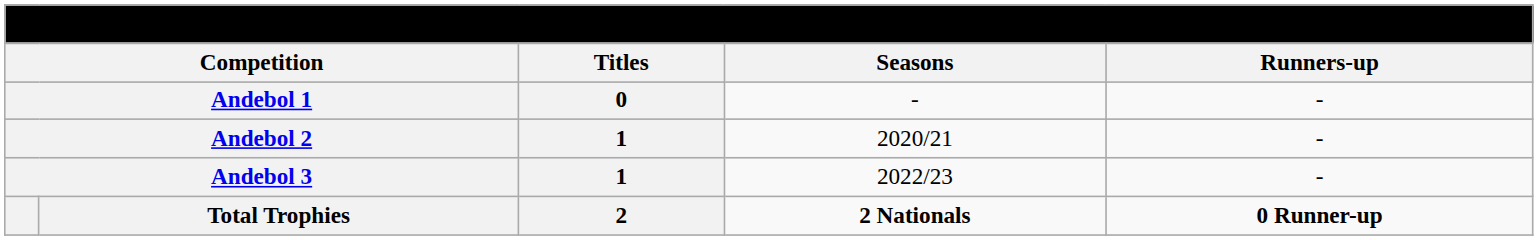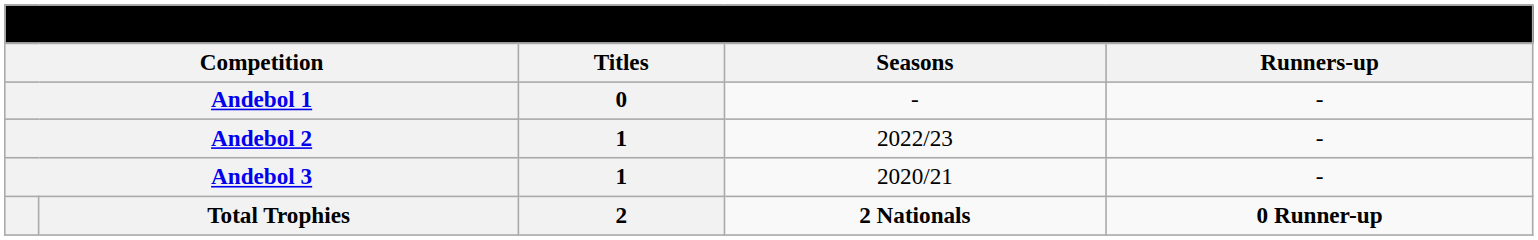(915, 138) 2020/21 -> (915, 138) 2022/23
(915, 176) 2022/23 -> (915, 176) 2020/21
